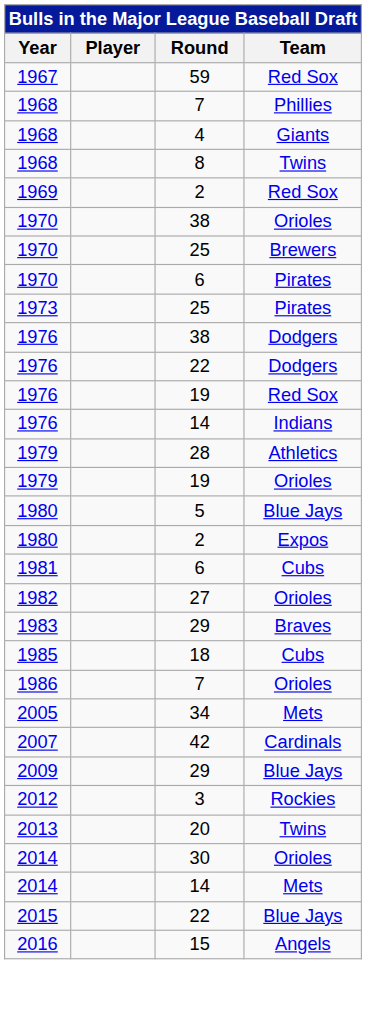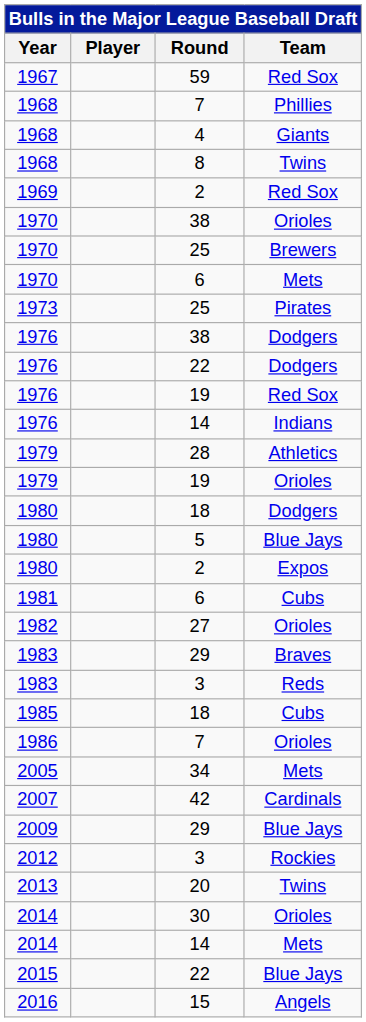(303, 279) Pirates -> (303, 279) Mets
+ row: (37, 510)
+ row: (37, 684)
